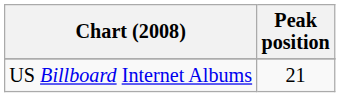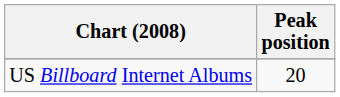(296, 75) 21 -> (296, 75) 20
